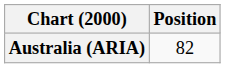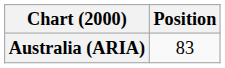(185, 47) 82 -> (185, 47) 83
